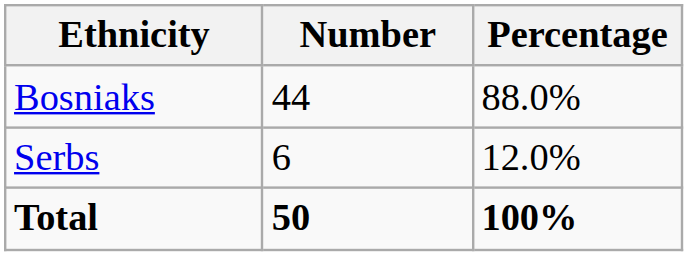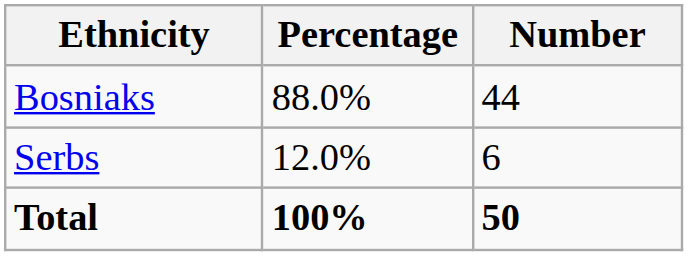columns swapped: (368, 34) <-> (577, 34)
